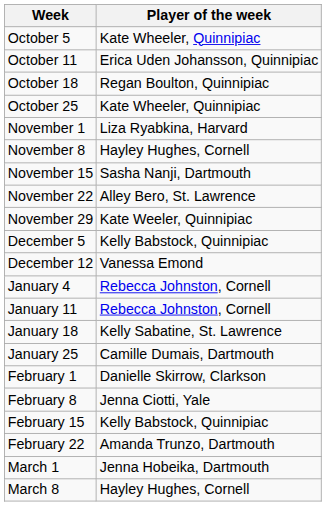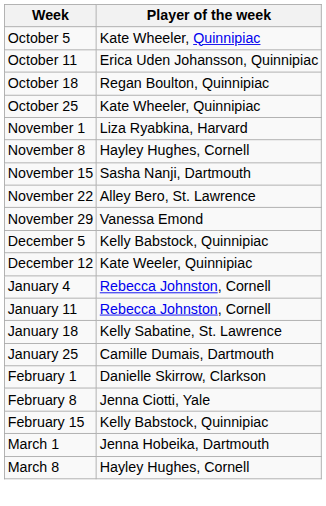(176, 219) Kate Weeler, Quinnipiac -> (151, 219) Vanessa Emond
(151, 264) Vanessa Emond -> (176, 264) Kate Weeler, Quinnipiac
- row: (46, 444)
